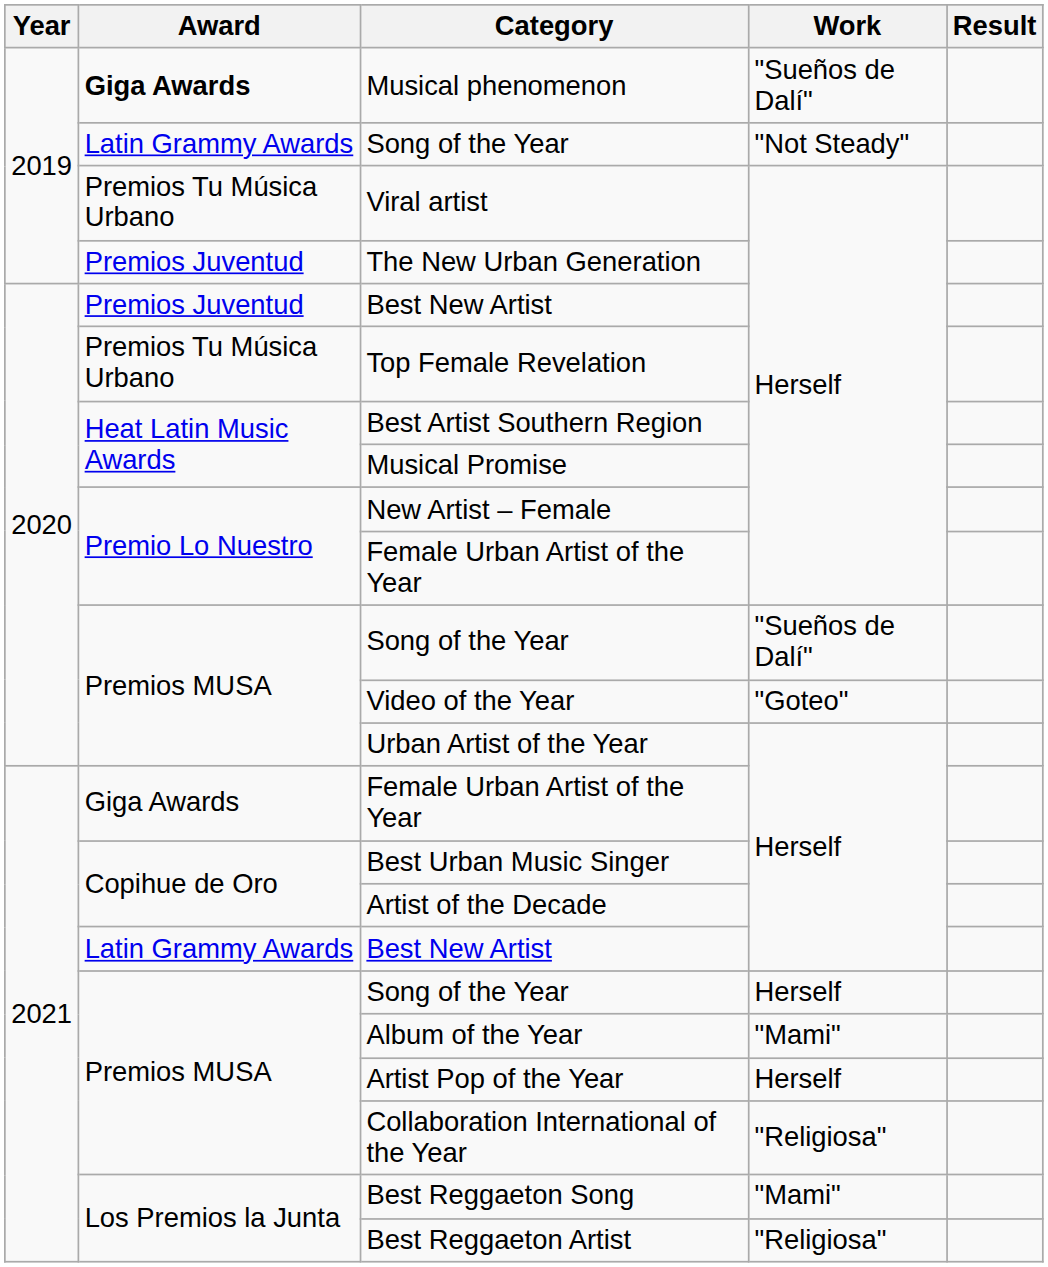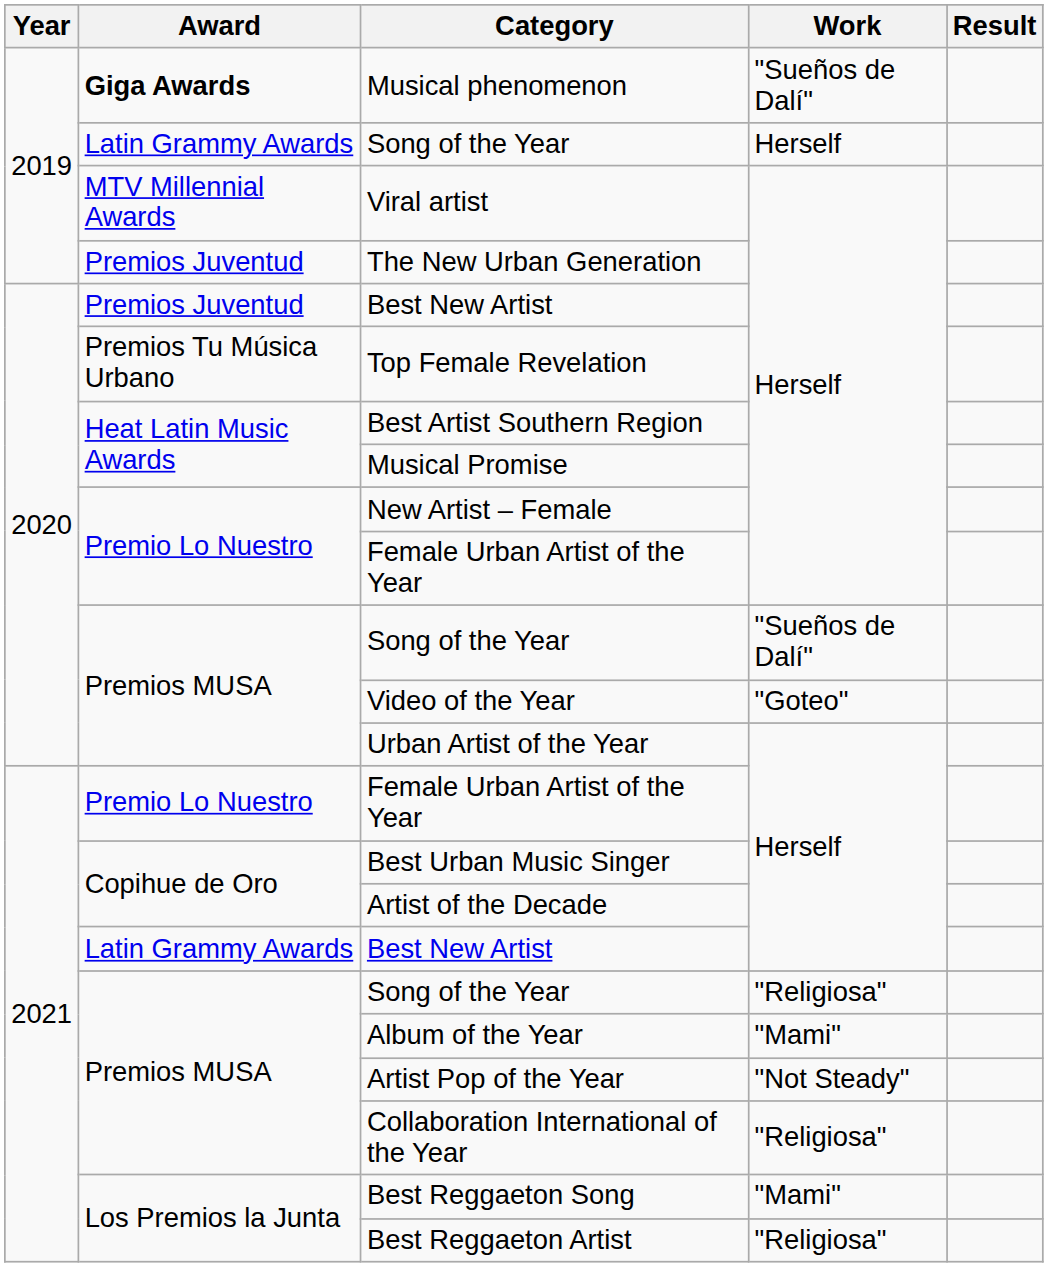(832, 143) "Not Steady" -> (798, 143) Herself
(201, 202) Premios Tu Música Urbano -> (174, 202) MTV Millennial Awards
(162, 802) Giga Awards -> (199, 802) Premio Lo Nuestro
(798, 991) Herself -> (821, 991) "Religiosa"
(798, 1078) Herself -> (832, 1078) "Not Steady"
